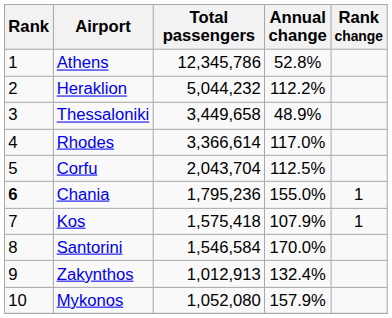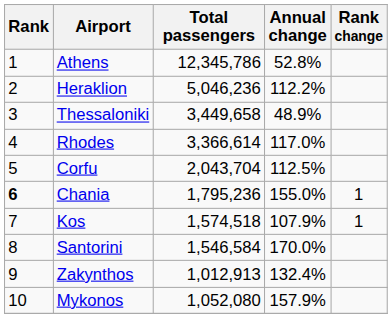(224, 89) 5,044,232 -> (224, 89) 5,046,236
(224, 221) 1,575,418 -> (224, 221) 1,574,518
